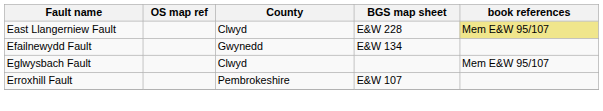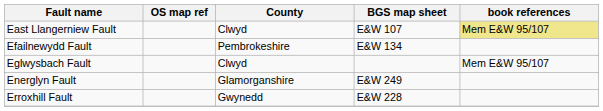(379, 30) E&W 228 -> (379, 30) E&W 107
(240, 47) Gwynedd -> (254, 47) Pembrokeshire
+ row: (41, 81)
(254, 81) Pembrokeshire -> (240, 98) Gwynedd
(379, 81) E&W 107 -> (379, 98) E&W 228
